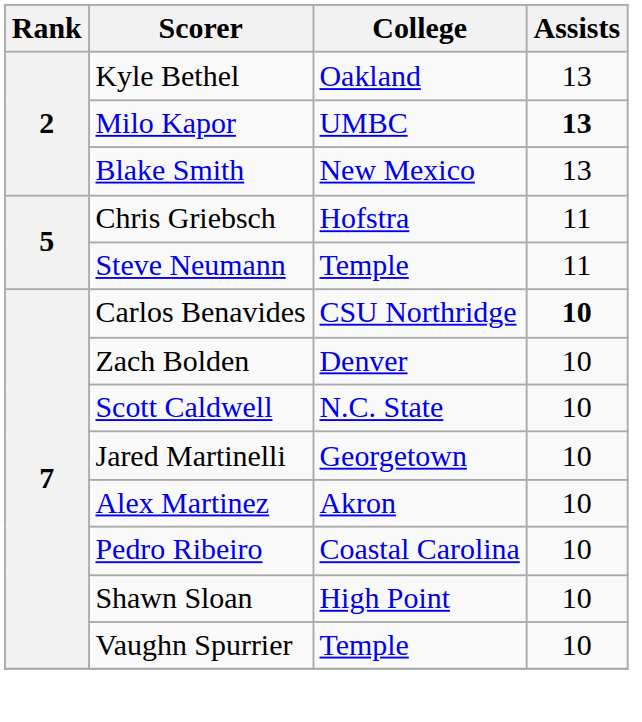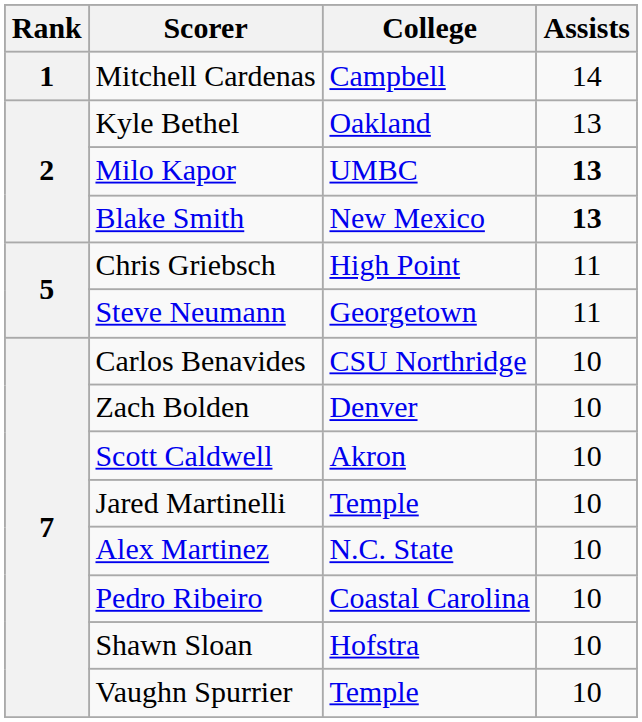+ row: (206, 75)
(577, 170) normal -> (587, 218) bold
(364, 218) Hofstra -> (395, 265) High Point
(364, 265) Temple -> (403, 312) Georgetown
(577, 312) bold -> (587, 360) normal
(381, 407) N.C. State -> (368, 455) Akron
(393, 455) Georgetown -> (374, 502) Temple
(358, 502) Akron -> (391, 550) N.C. State
(385, 597) High Point -> (374, 645) Hofstra
